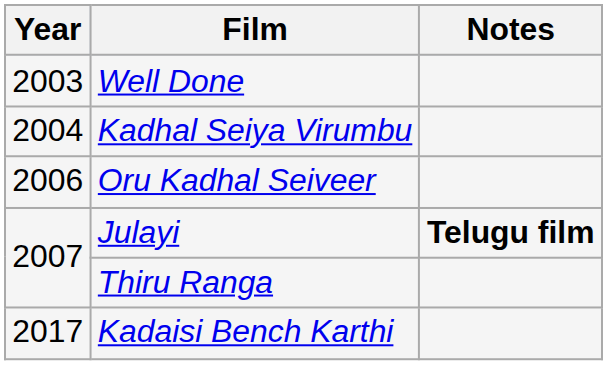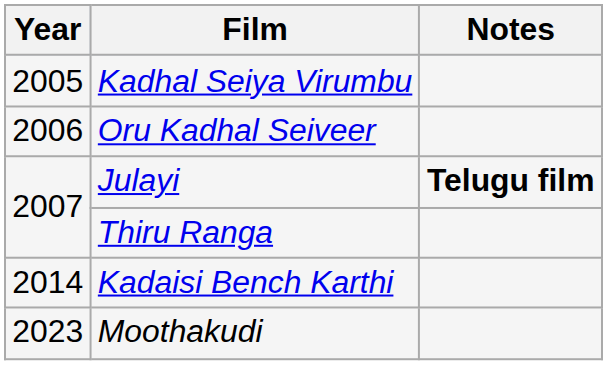- row: (171, 80)
(48, 130) 2004 -> (48, 80) 2005
(48, 332) 2017 -> (48, 282) 2014
+ row: (180, 332)
